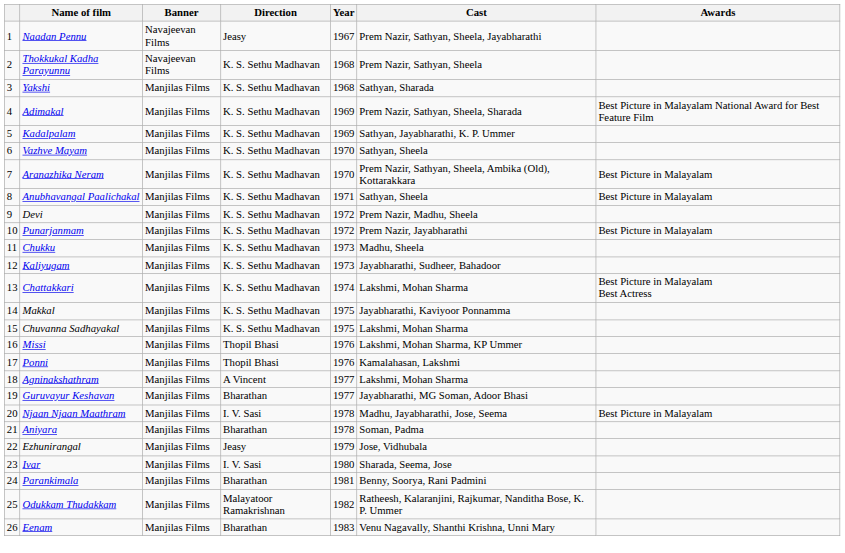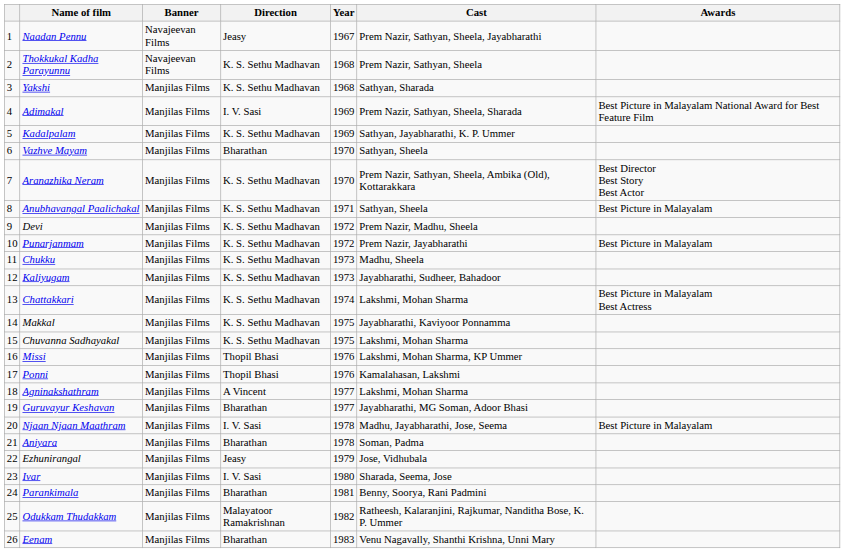(271, 111) K. S. Sethu Madhavan -> (242, 111) I. V. Sasi
(271, 151) K. S. Sethu Madhavan -> (245, 151) Bharathan
(655, 174) Best Picture in Malayalam -> (627, 180) Best Director Best Story Best Actor
